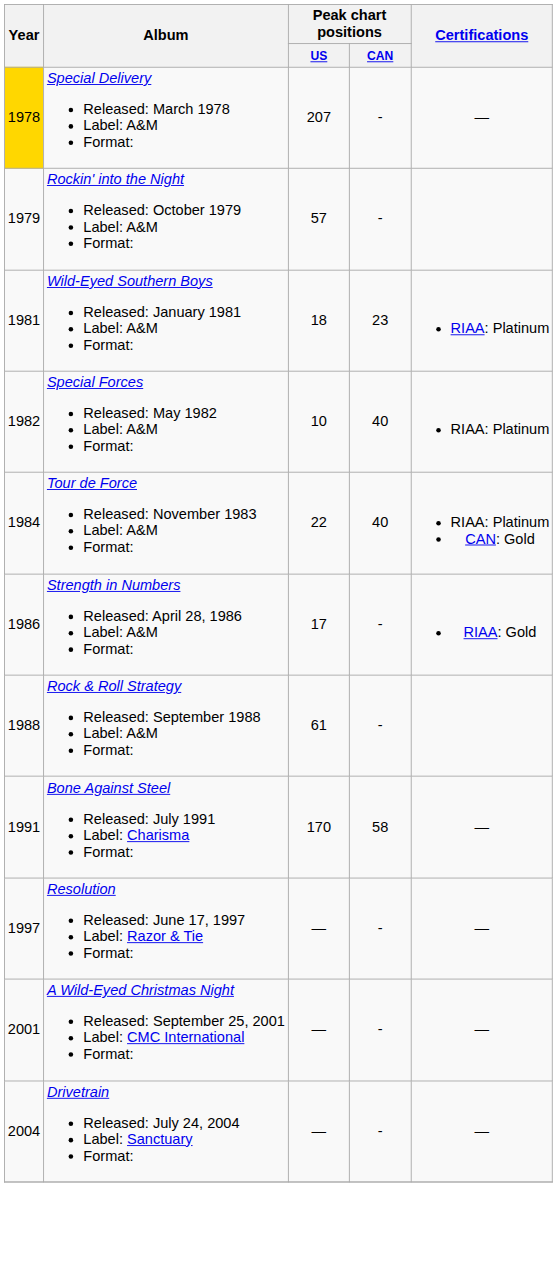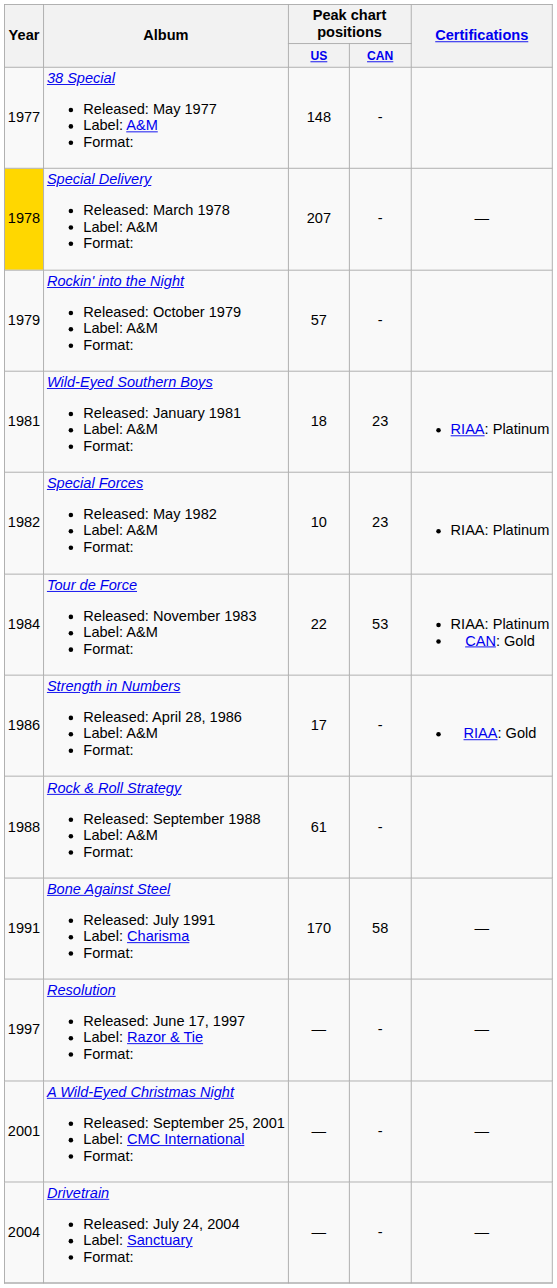+ row: (166, 110)
(380, 421) 40 -> (380, 523) 23
(380, 523) 40 -> (380, 624) 53
